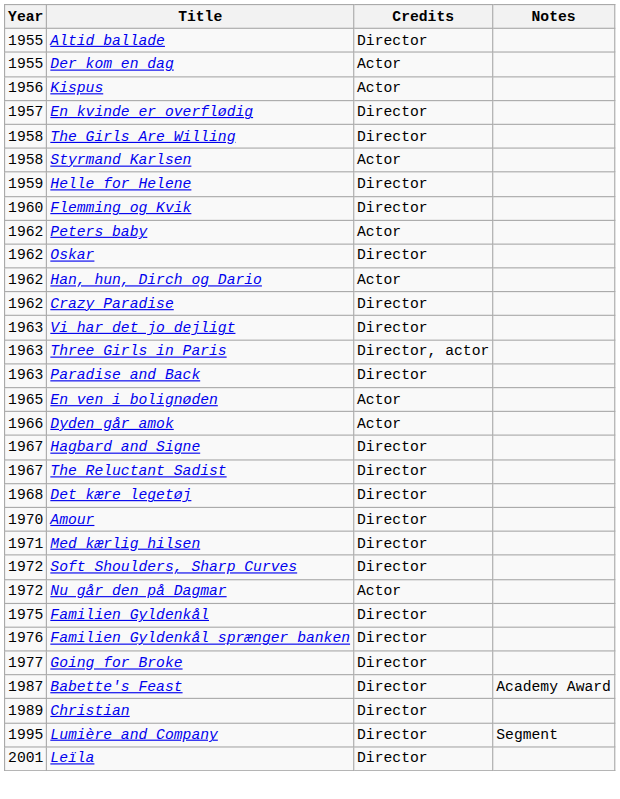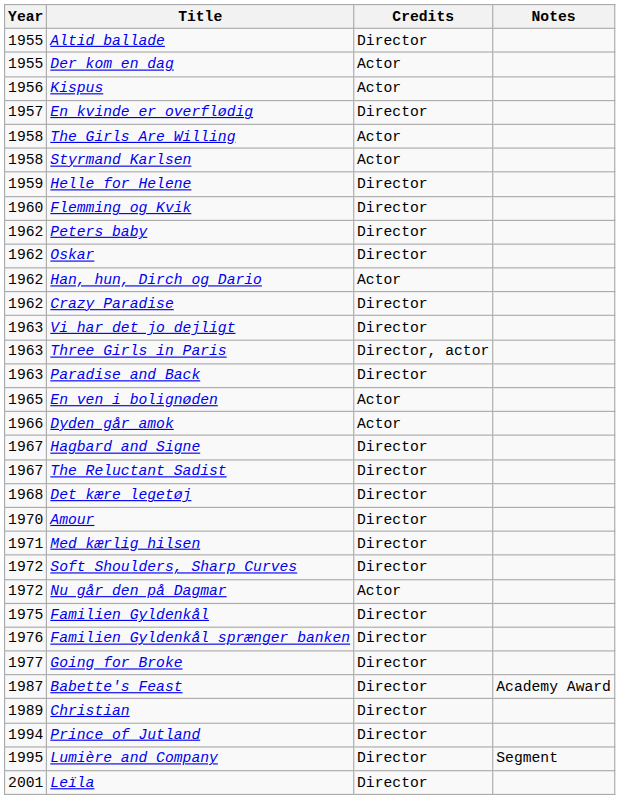(392, 136) Director -> (379, 136) Actor
(379, 232) Actor -> (392, 232) Director
+ row: (125, 735)
